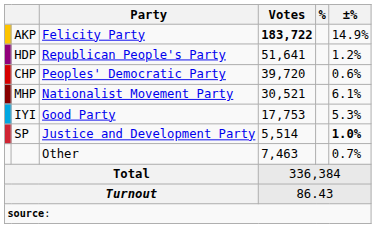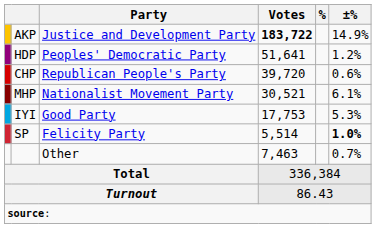(94, 34) Felicity Party -> (149, 34) Justice and Development Party
(134, 54) Republican People's Party -> (134, 54) Peoples' Democratic Party
(134, 74) Peoples' Democratic Party -> (134, 74) Republican People's Party
(149, 134) Justice and Development Party -> (94, 134) Felicity Party
